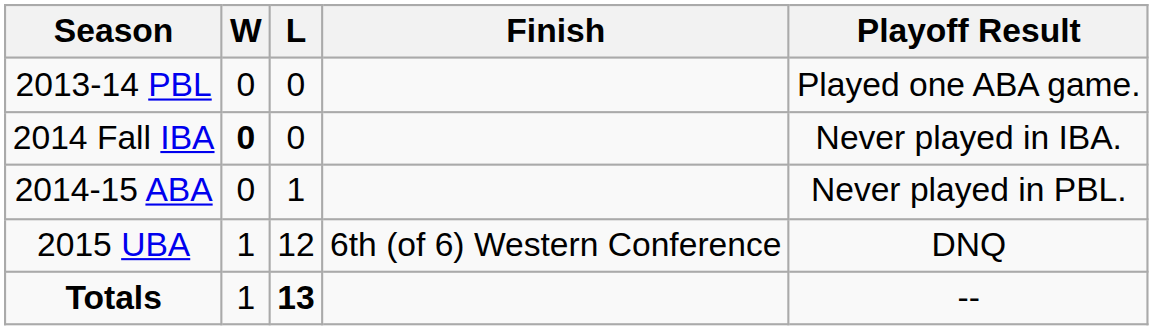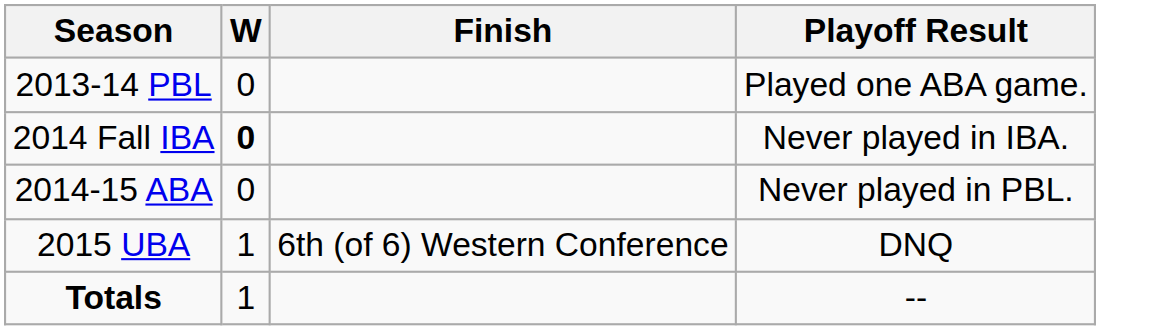- column: (296, 31)
